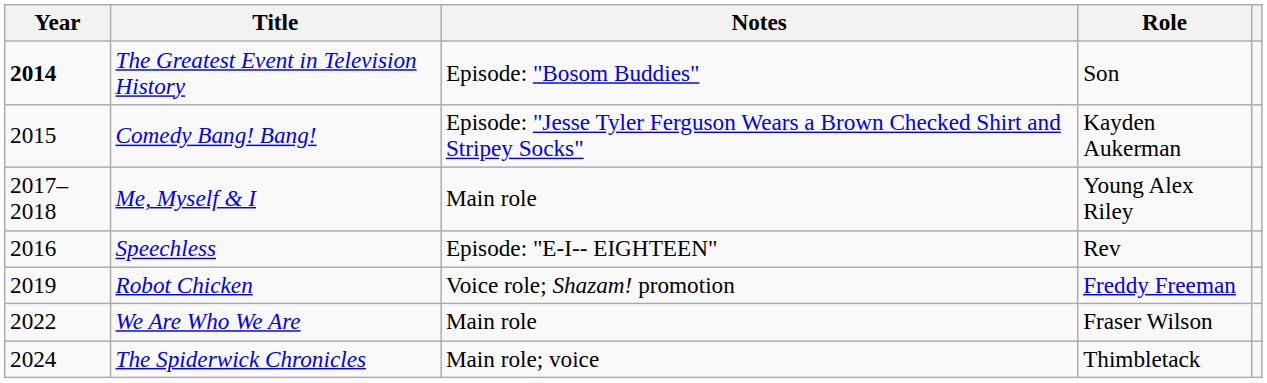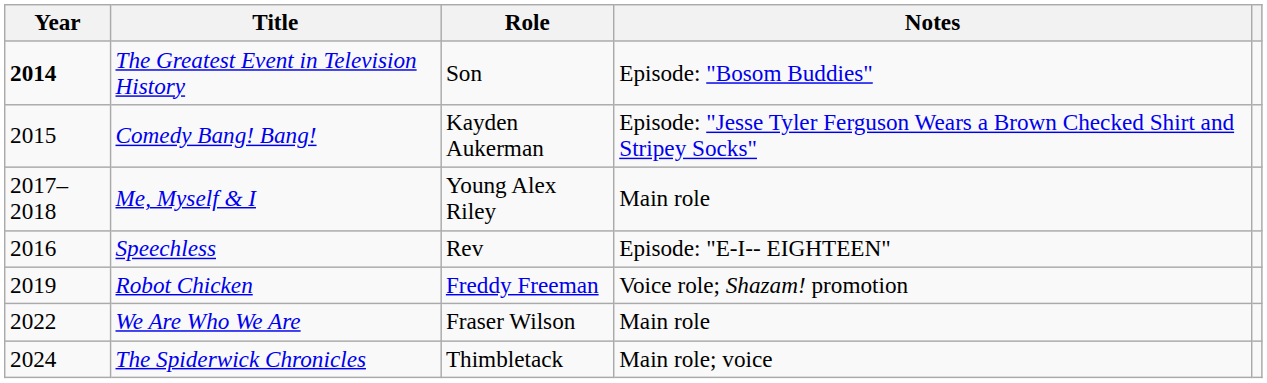columns swapped: (1164, 22) <-> (759, 22)
